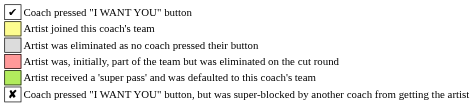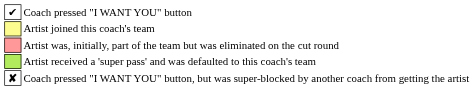- row: (141, 45)
